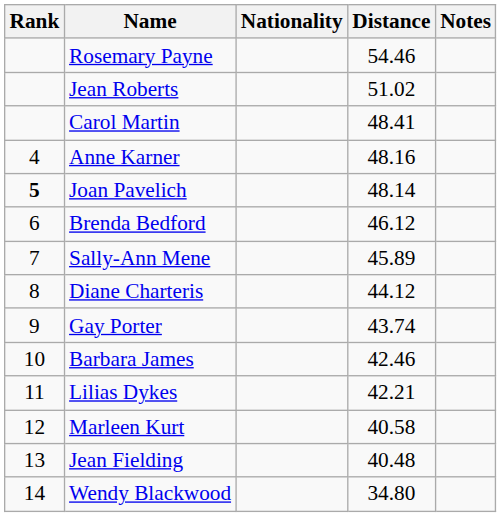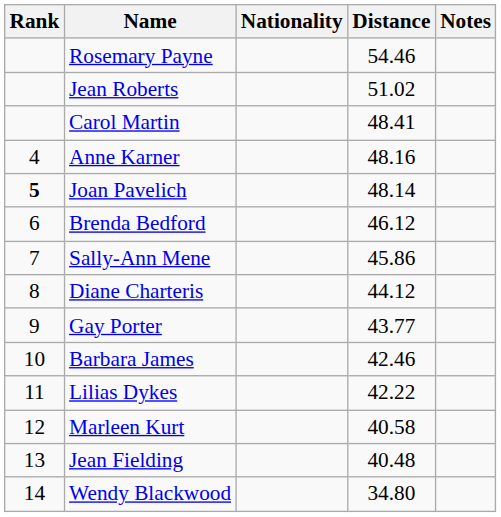(391, 257) 45.89 -> (391, 257) 45.86
(391, 325) 43.74 -> (391, 325) 43.77
(391, 392) 42.21 -> (391, 392) 42.22
